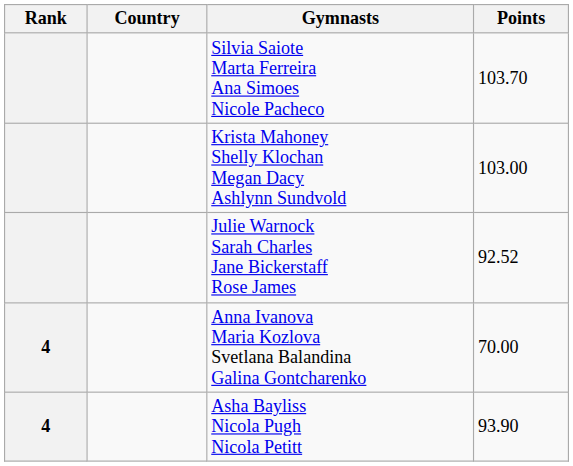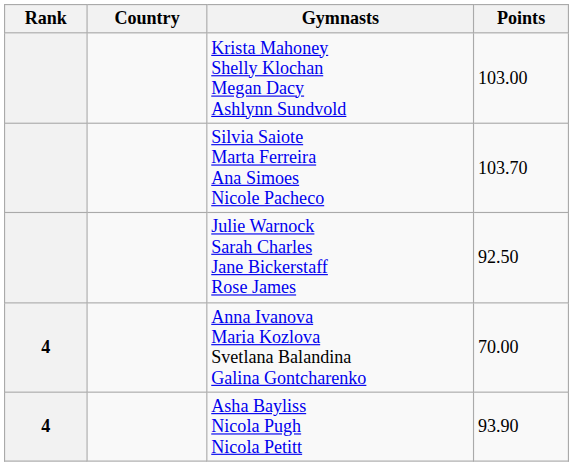rows swapped: (268, 78) <-> (279, 167)
(498, 257) 92.52 -> (498, 257) 92.50
